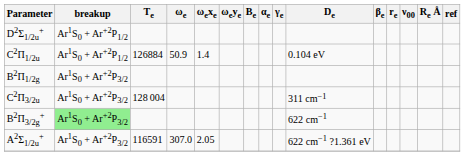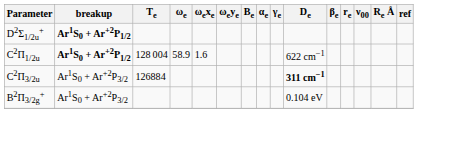(93, 33) normal -> (94, 33) bold
(93, 55) normal -> (94, 55) bold
(148, 55) 126884 -> (152, 55) 128 004
(178, 55) 50.9 -> (181, 55) 58.9
(203, 55) 1.4 -> (201, 55) 1.6
(307, 55) 0.104 eV -> (305, 55) 622 cm−1
- row: (23, 76)
(149, 97) 128 004 -> (151, 76) 126884
(307, 97) normal -> (305, 76) bold
(93, 119) lightgreen background -> (93, 97) no background
(307, 119) 622 cm−1 -> (304, 97) 0.104 eV
- row: (25, 140)
